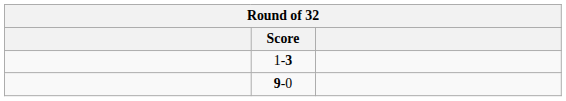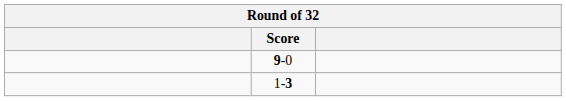rows swapped: (283, 84) <-> (283, 61)
